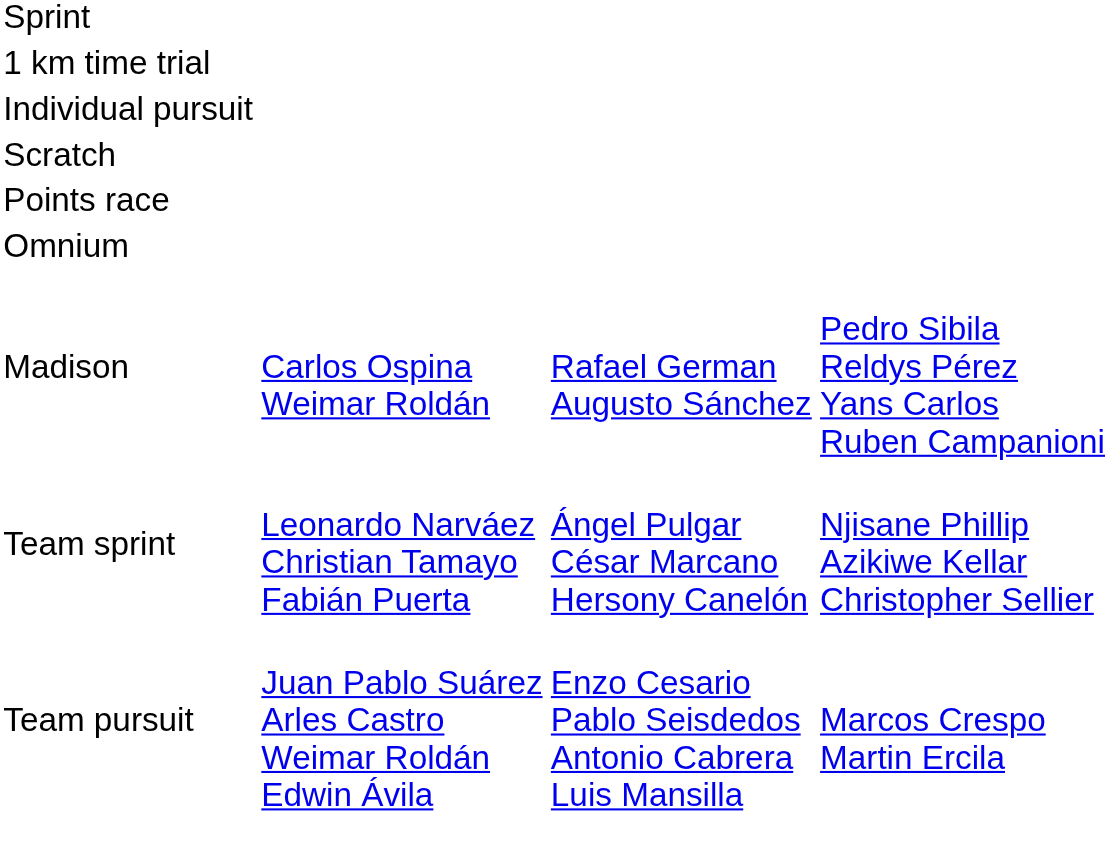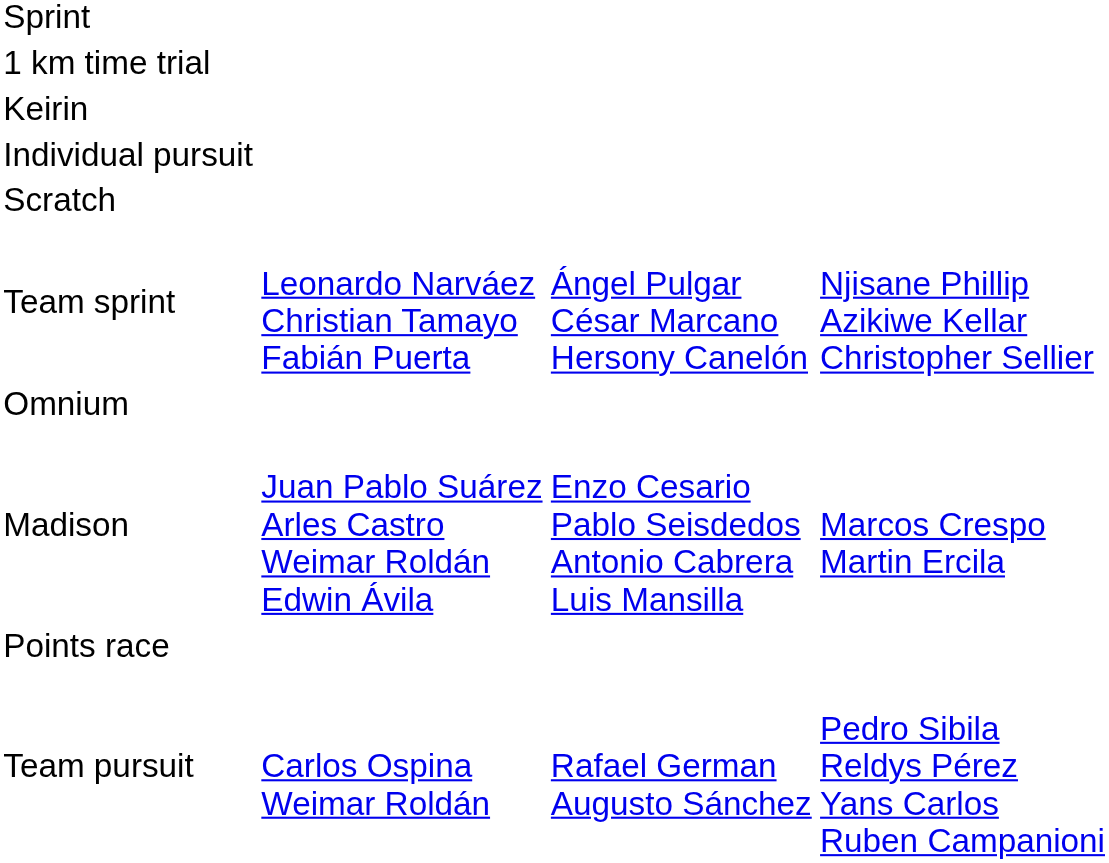+ row: (46, 108)
rows swapped: (86, 200) <-> (89, 543)
(376, 385) Carlos Ospina Weimar Roldán -> (402, 543) Juan Pablo Suárez Arles Castro Weimar Roldán Edwin Ávila
(681, 385) Rafael German Augusto Sánchez -> (676, 543) Enzo Cesario Pablo Seisdedos Antonio Cabrera Luis Mansilla
(963, 385) Pedro Sibila Reldys Pérez Yans Carlos Ruben Campanioni -> (933, 543) Marcos Crespo Martin Ercila
(402, 739) Juan Pablo Suárez Arles Castro Weimar Roldán Edwin Ávila -> (376, 784) Carlos Ospina Weimar Roldán
(676, 739) Enzo Cesario Pablo Seisdedos Antonio Cabrera Luis Mansilla -> (681, 784) Rafael German Augusto Sánchez
(933, 739) Marcos Crespo Martin Ercila -> (963, 784) Pedro Sibila Reldys Pérez Yans Carlos Ruben Campanioni
